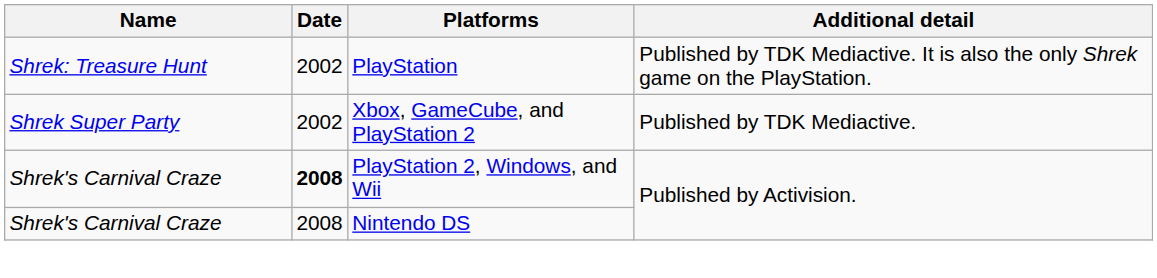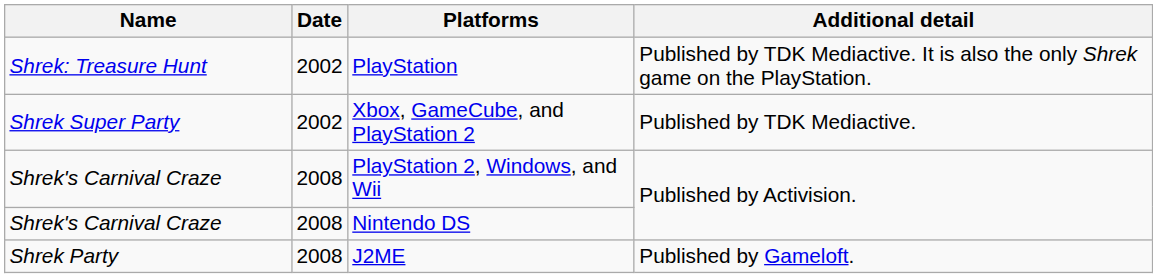(320, 178) bold -> (320, 178) normal
+ row: (379, 256)
